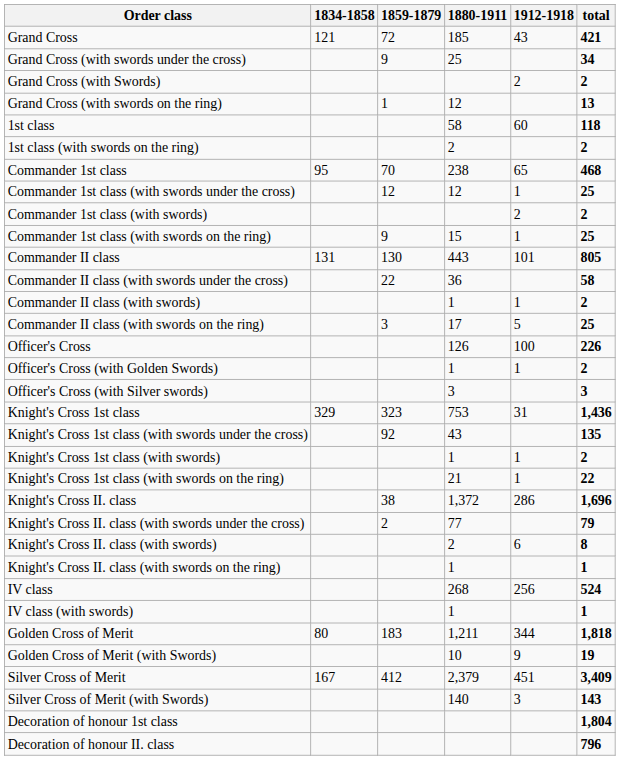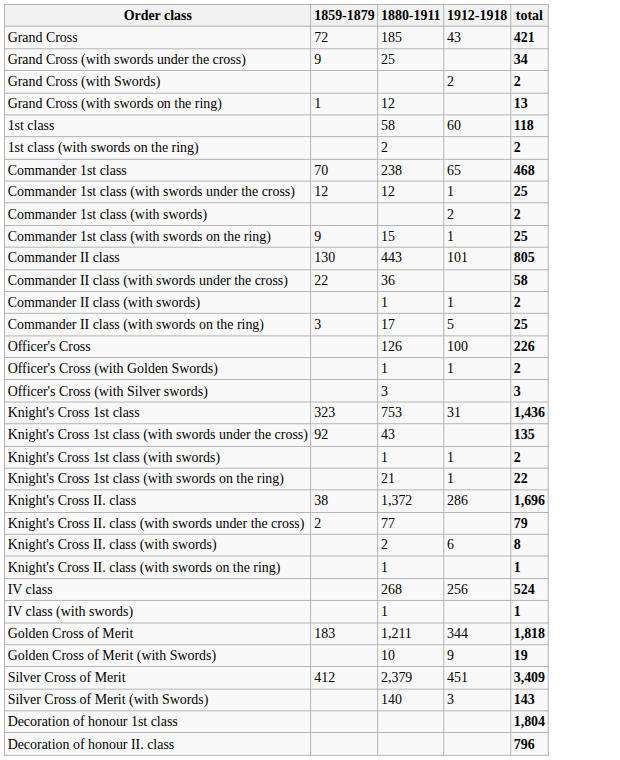- column: (344, 15)
